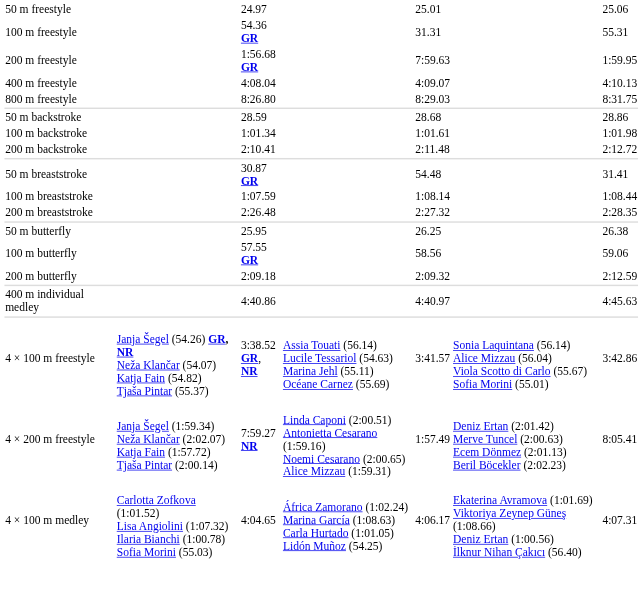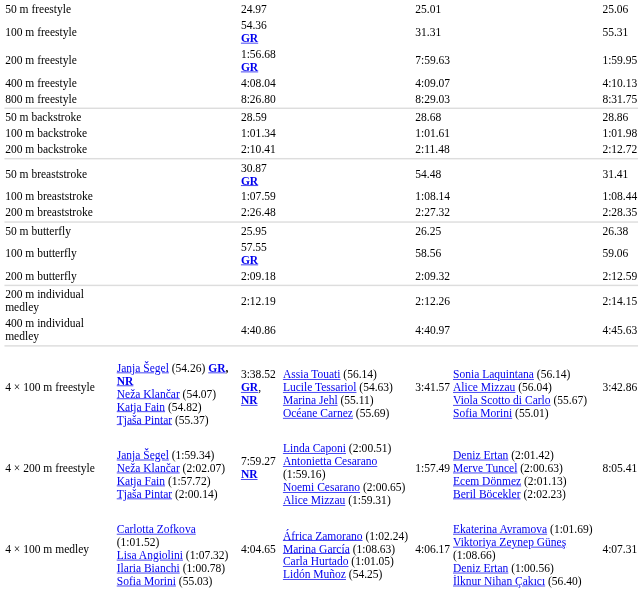+ row: (45, 301)
